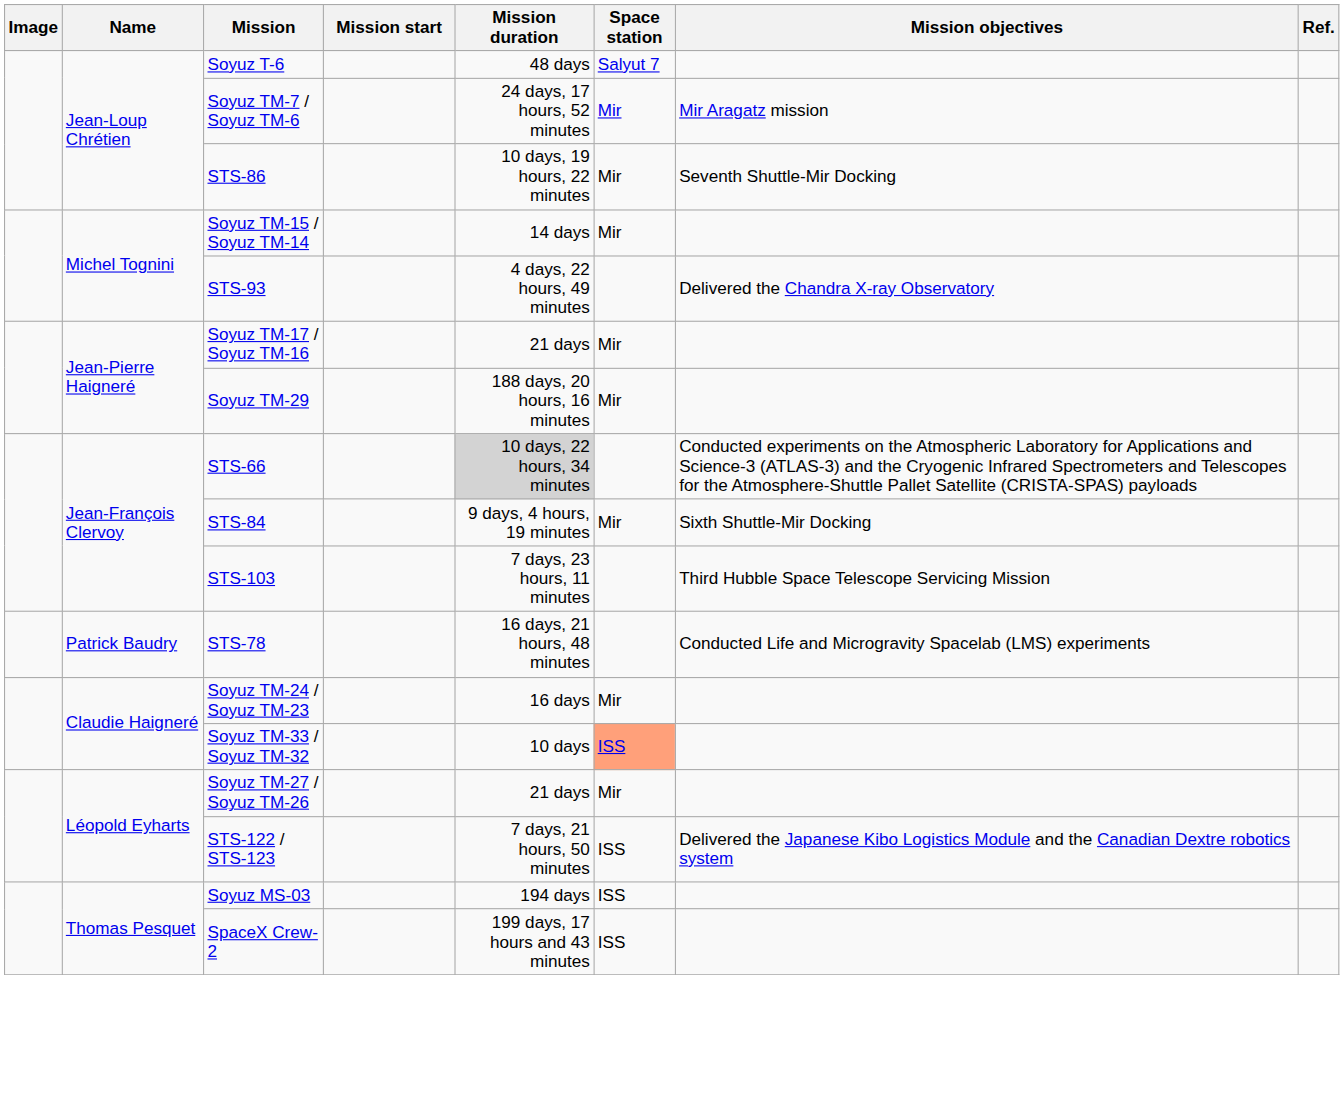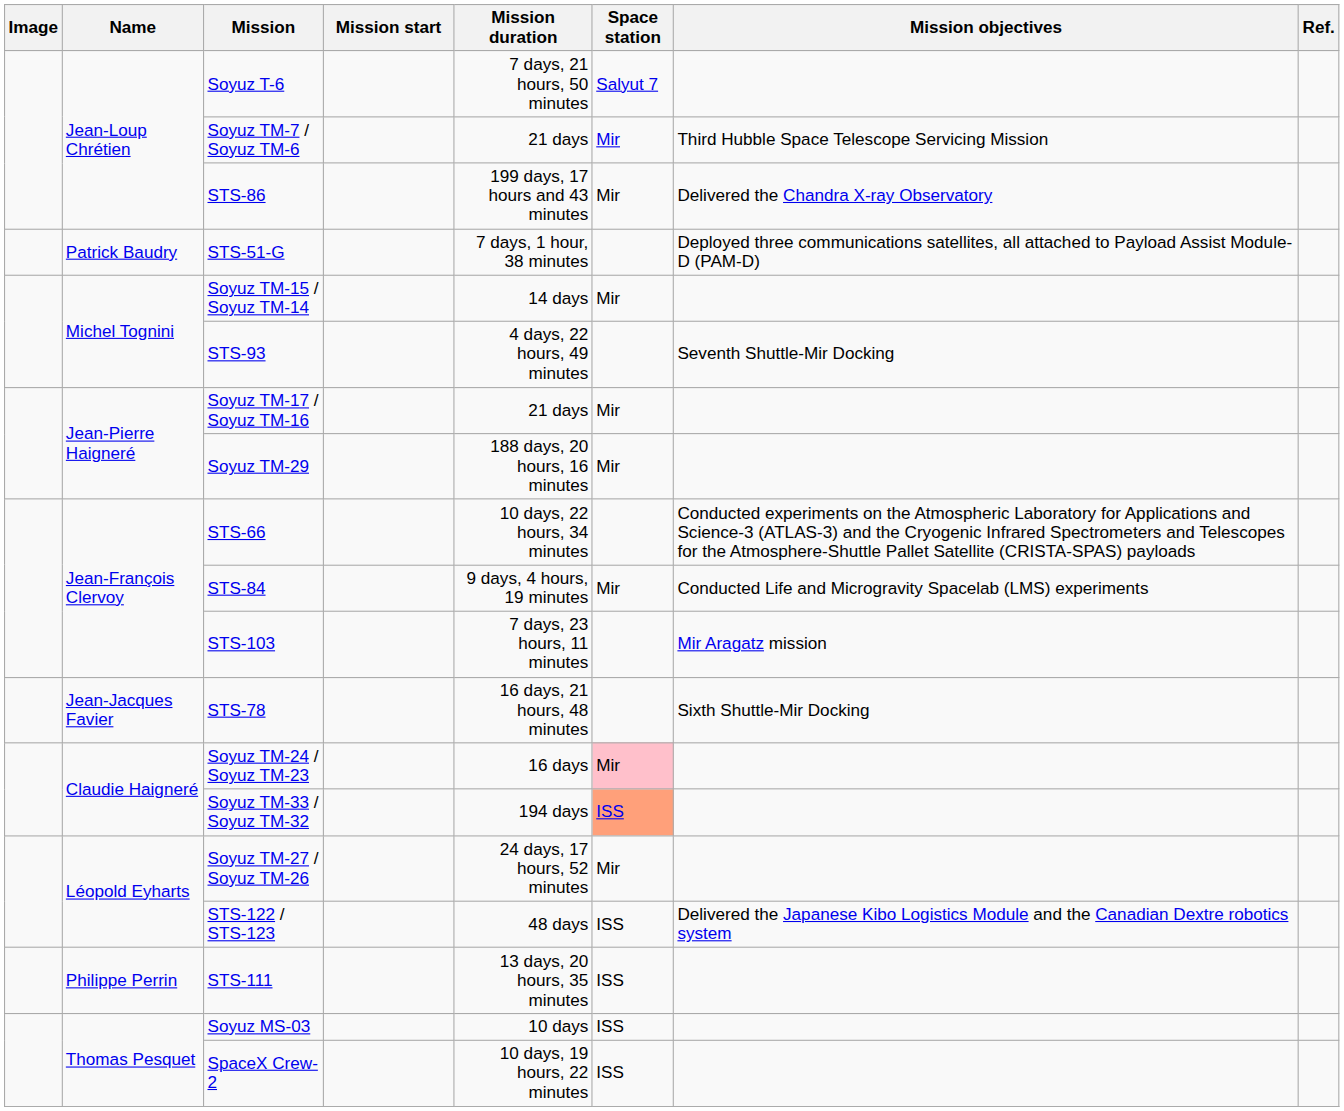(560, 64) 48 days -> (549, 83) 7 days, 21 hours, 50 minutes
(546, 110) 24 days, 17 hours, 52 minutes -> (558, 139) 21 days
(754, 110) Mir Aragatz mission -> (863, 139) Third Hubble Space Telescope Servicing Mission
(546, 176) 10 days, 19 hours, 22 minutes -> (538, 195) 199 days, 17 hours and 43 minutes
(788, 176) Seventh Shuttle-Mir Docking -> (835, 195) Delivered the Chandra X-ray Observatory
+ row: (246, 251)
(837, 288) Delivered the Chandra X-ray Observatory -> (786, 354) Seventh Shuttle-Mir Docking
(546, 466) lightgrey background -> (544, 532) no background
(775, 522) Sixth Shuttle-Mir Docking -> (913, 588) Conducted Life and Microgravity Spacelab (LMS) experiments
(865, 578) Third Hubble Space Telescope Servicing Mission -> (752, 644) Mir Aragatz mission
(122, 644) Patrick Baudry -> (119, 709) Jean-Jacques Favier
(915, 644) Conducted Life and Microgravity Spacelab (LMS) experiments -> (774, 709) Sixth Shuttle-Mir Docking
(610, 700) no background -> (608, 765) pink background
(560, 746) 10 days -> (554, 812) 194 days
(560, 793) 21 days -> (544, 868) 24 days, 17 hours, 52 minutes
(550, 849) 7 days, 21 hours, 50 minutes -> (558, 924) 48 days
+ row: (240, 980)
(555, 895) 194 days -> (558, 1026) 10 days
(540, 941) 199 days, 17 hours and 43 minutes -> (544, 1073) 10 days, 19 hours, 22 minutes
